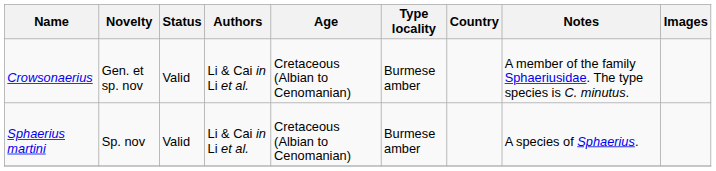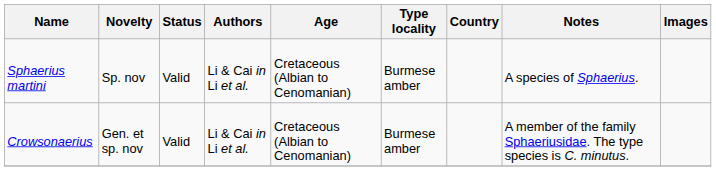rows swapped: (50, 78) <-> (36, 141)
